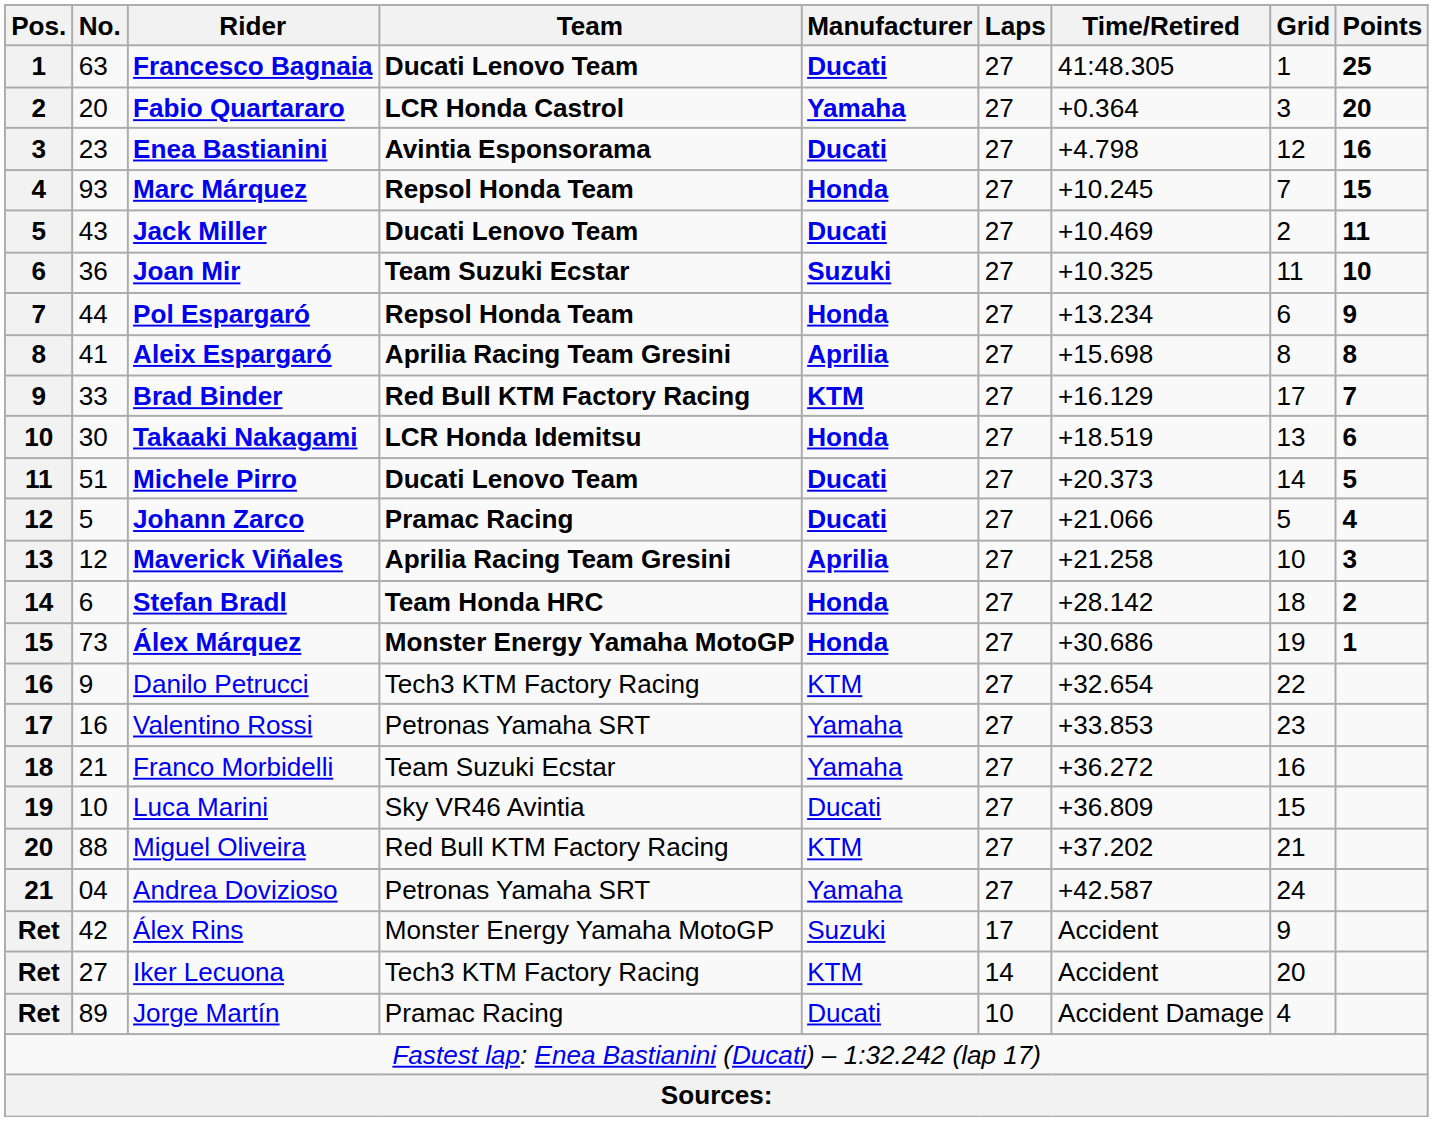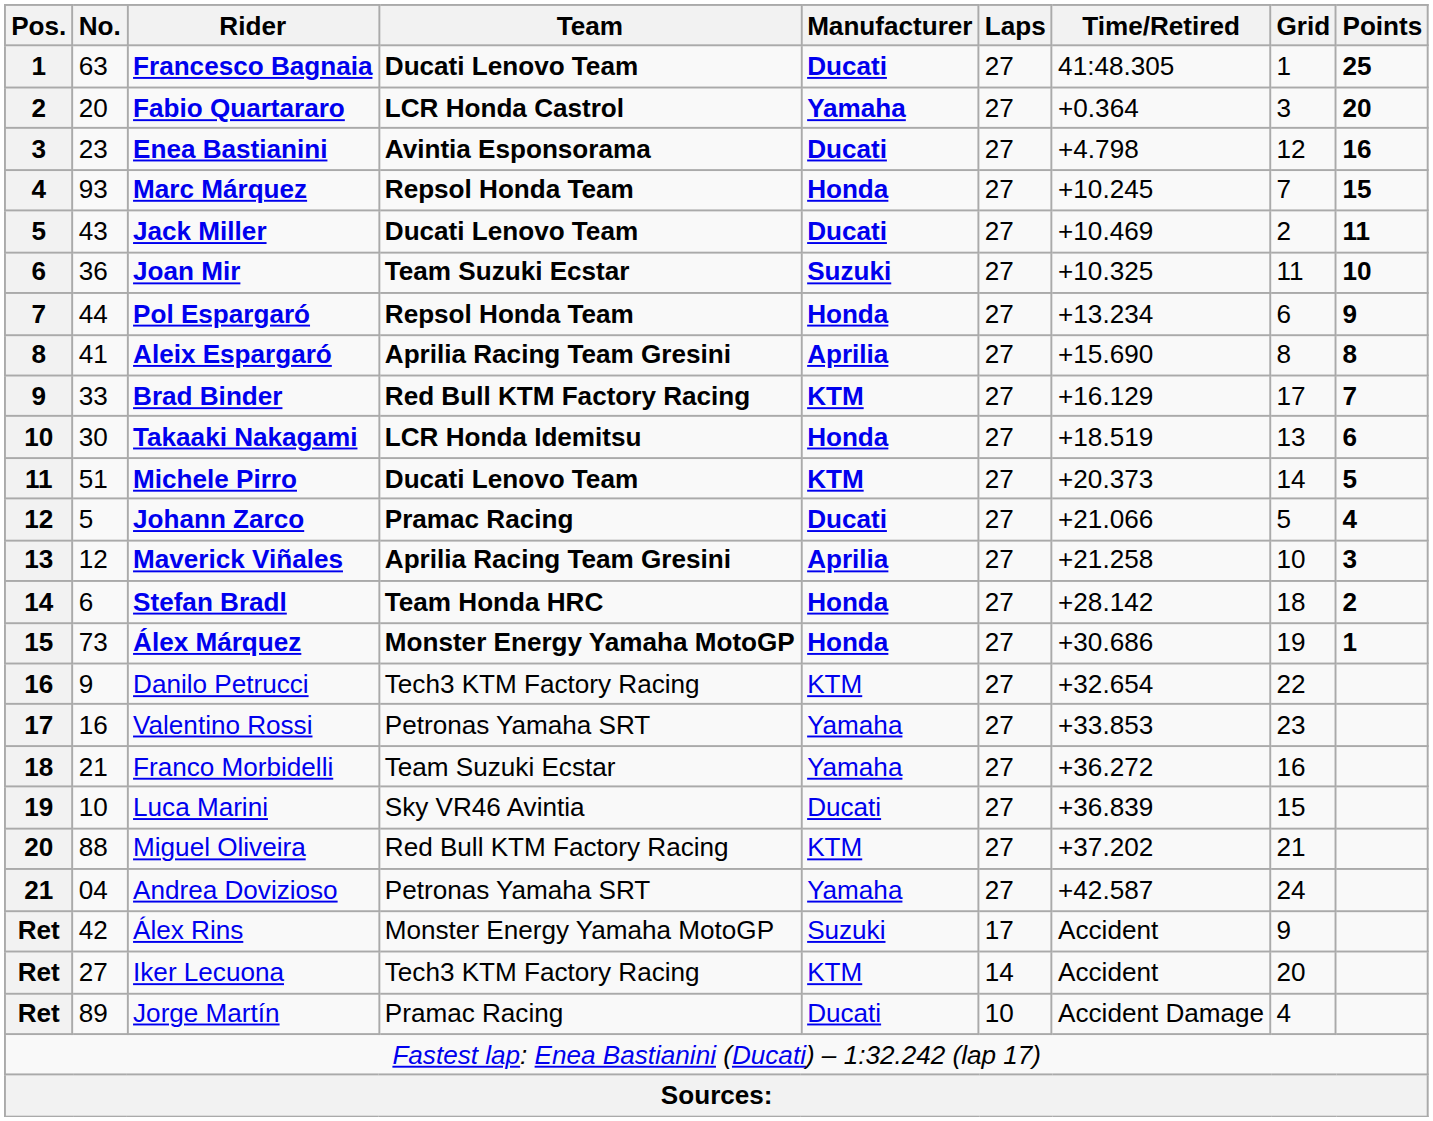(1106, 354) +15.698 -> (1106, 354) +15.690
(847, 478) Ducati -> (835, 478) KTM
(1106, 807) +36.809 -> (1106, 807) +36.839
